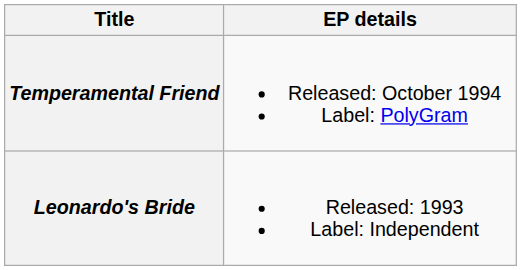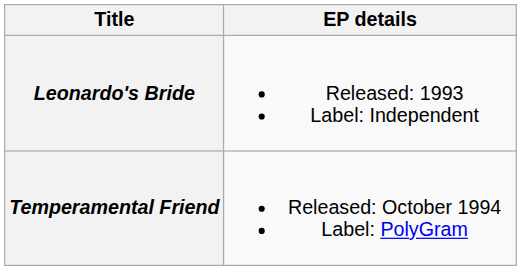rows swapped: (114, 207) <-> (114, 93)
